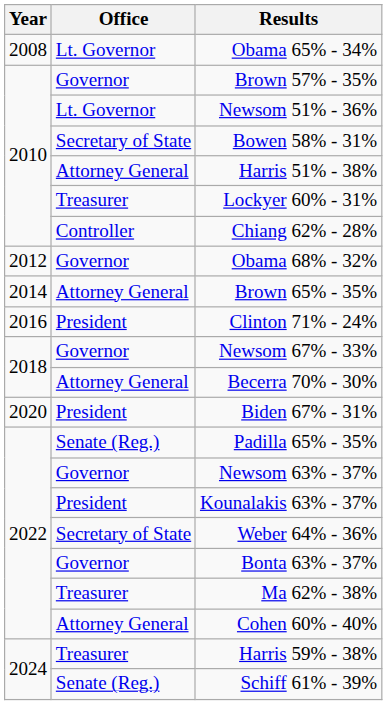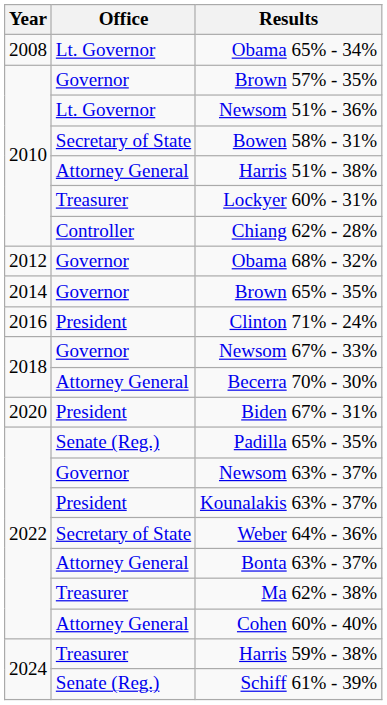(122, 291) Attorney General -> (92, 291) Governor
(92, 563) Governor -> (122, 563) Attorney General
